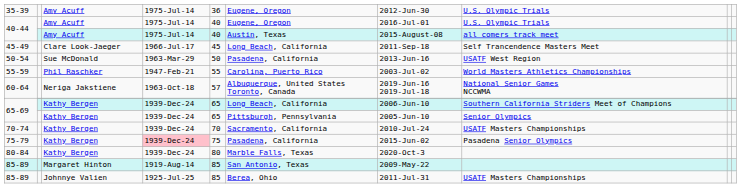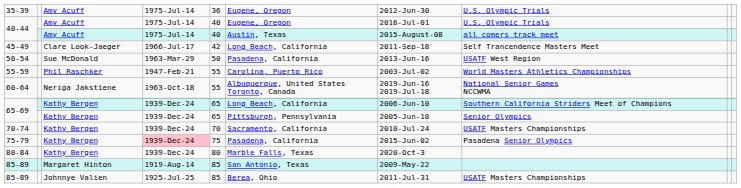(216, 47) 45 -> (216, 47) 42
(216, 88) 57 -> (216, 88) 55
